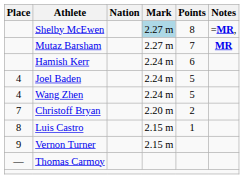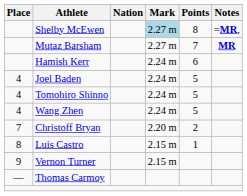+ row: (72, 95)
